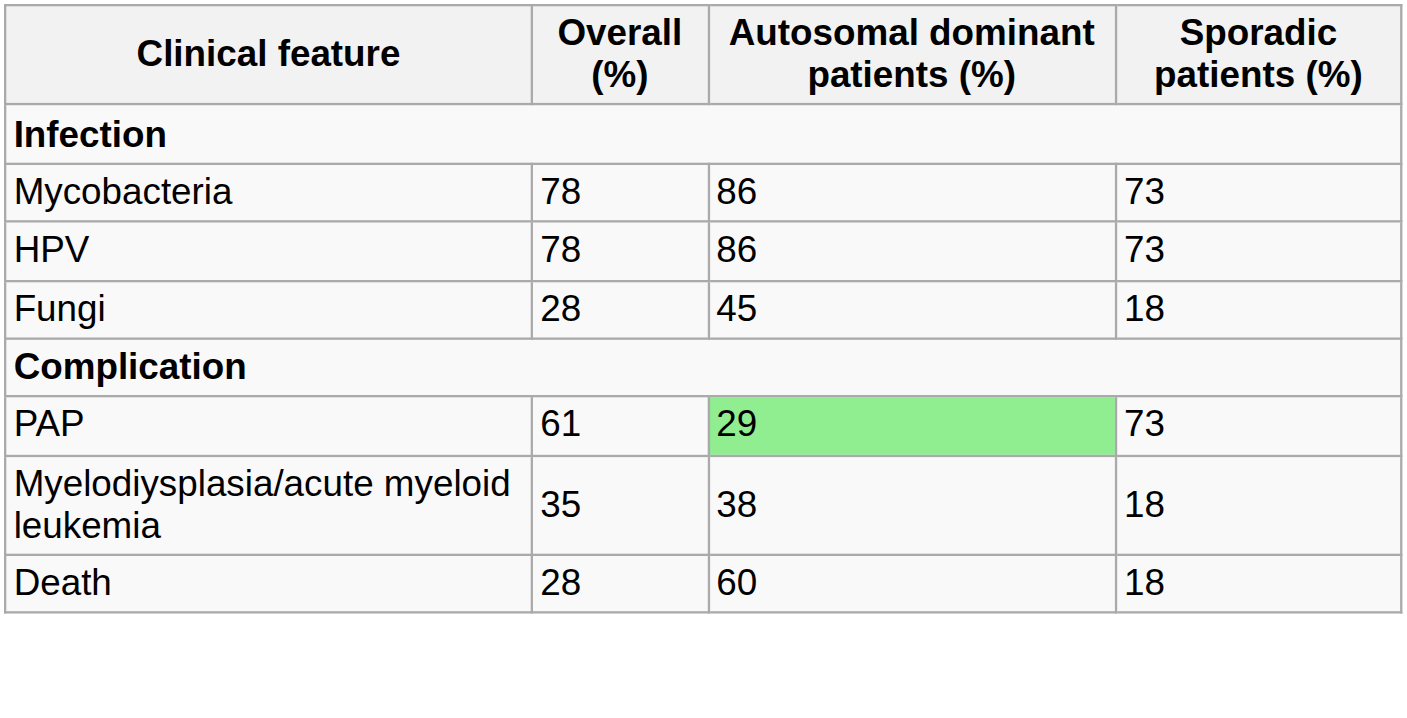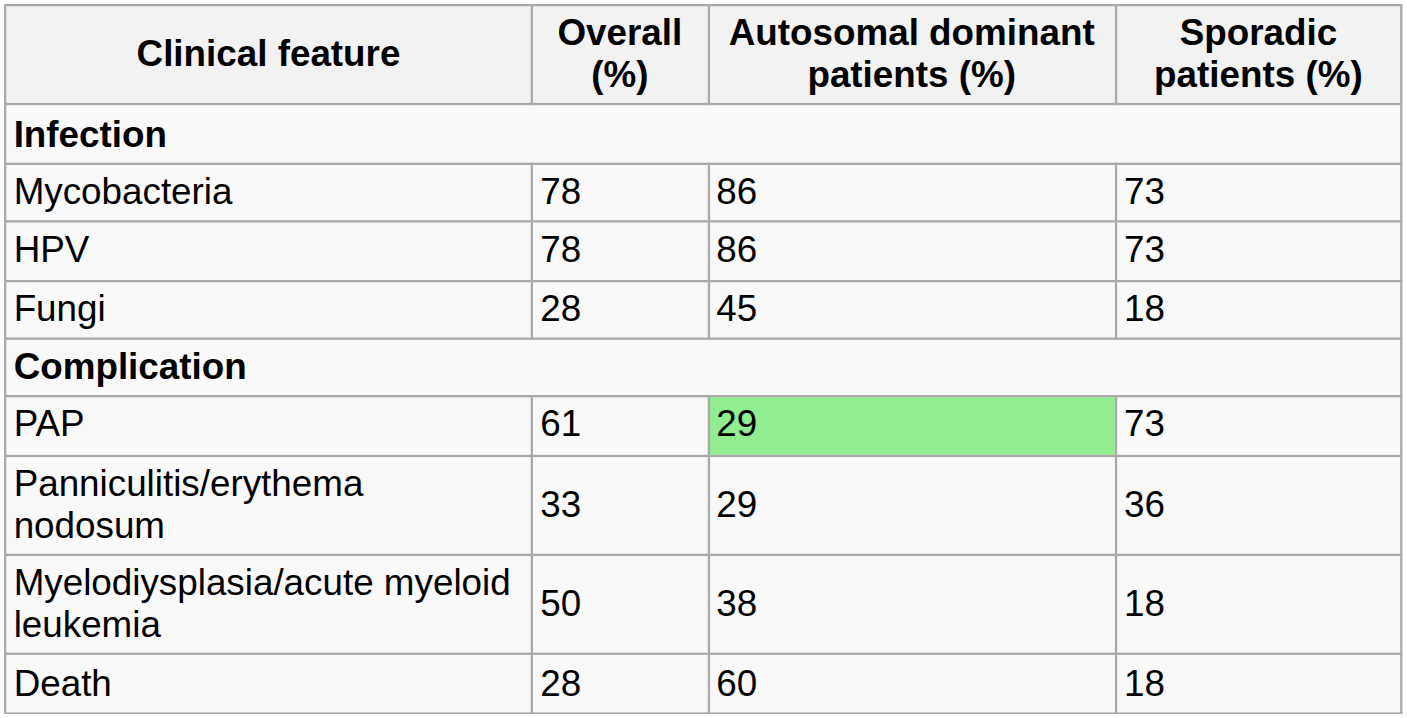+ row: (189, 504)
(561, 504) 35 -> (561, 604) 50
